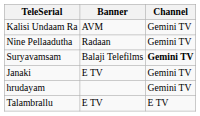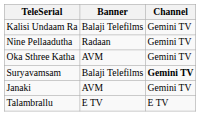(92, 27) AVM -> (112, 27) Balaji Telefilms
+ row: (41, 57)
(92, 73) E TV -> (92, 88) AVM
- row: (26, 88)
